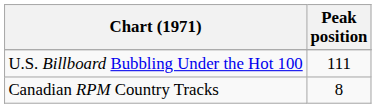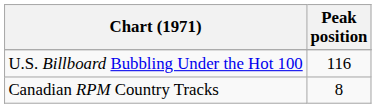(339, 63) 111 -> (339, 63) 116
